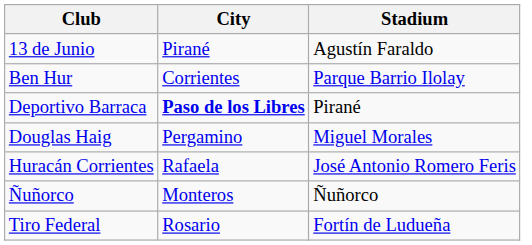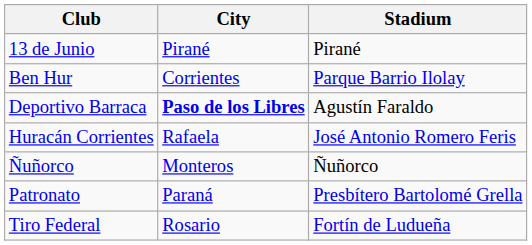(373, 48) Agustín Faraldo -> (337, 48) Pirané
(337, 107) Pirané -> (373, 107) Agustín Faraldo
- row: (60, 136)
+ row: (44, 195)
